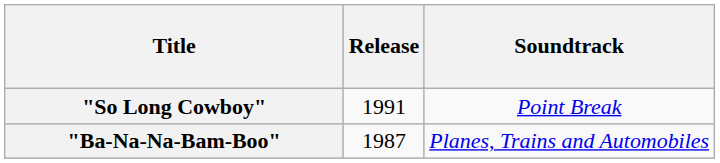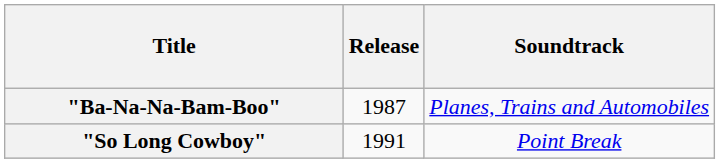rows swapped: (174, 140) <-> (174, 105)
